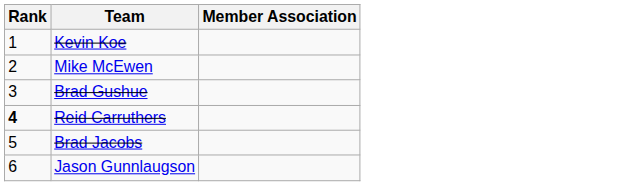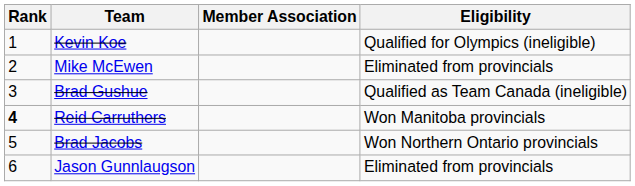+ column: (496, 17)
